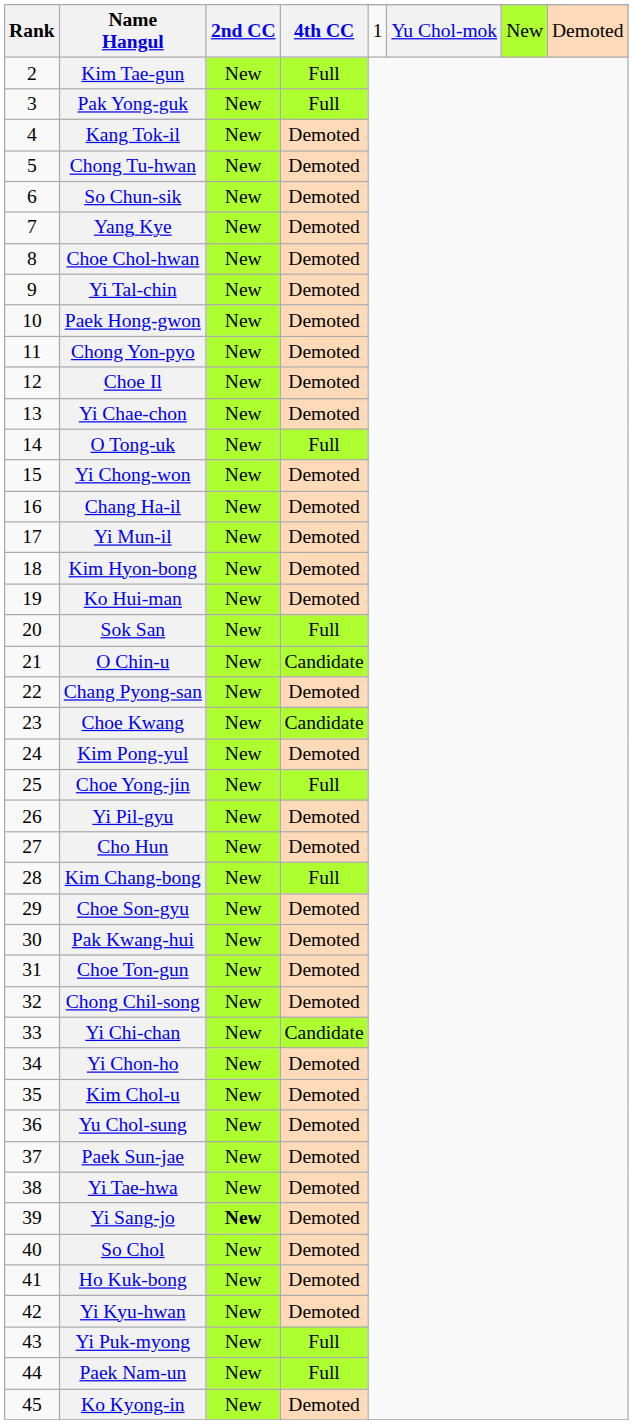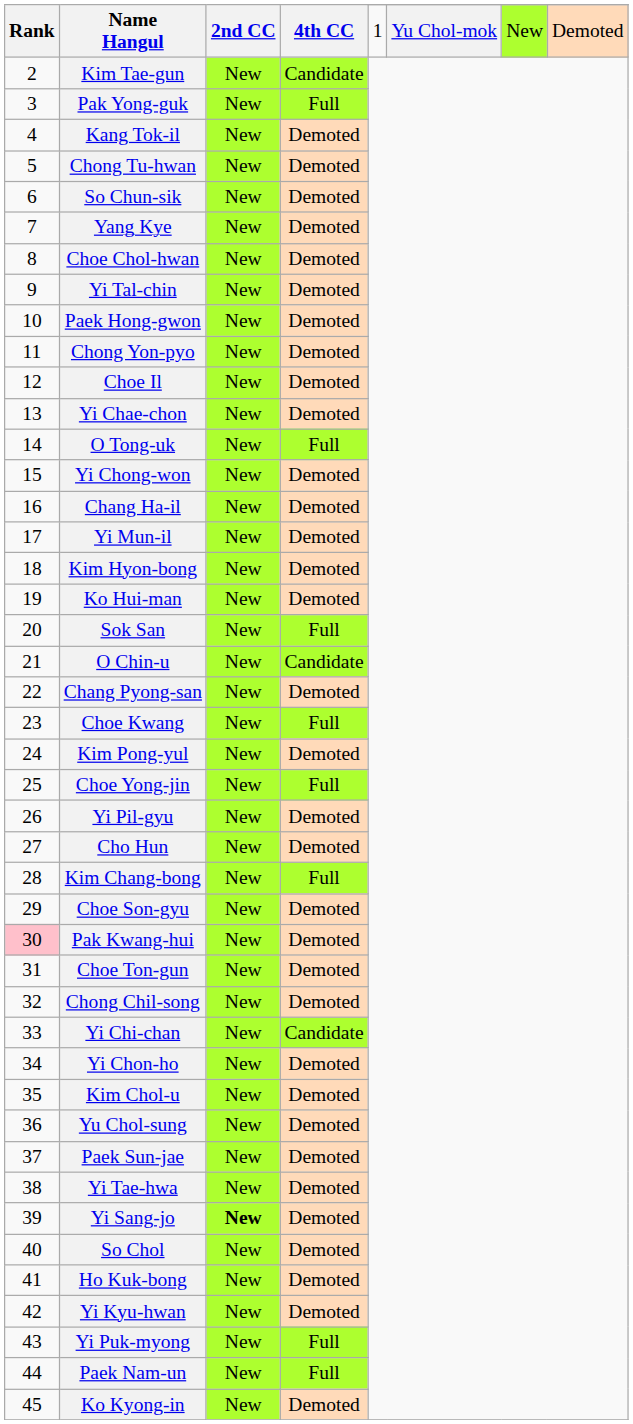(324, 72) Full -> (324, 72) Candidate
(324, 723) Candidate -> (324, 723) Full
(32, 939) no background -> (32, 939) pink background
